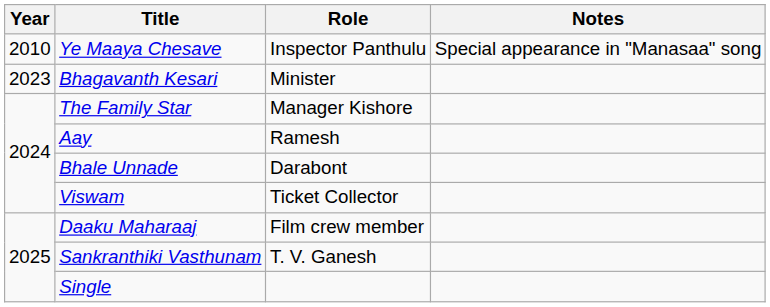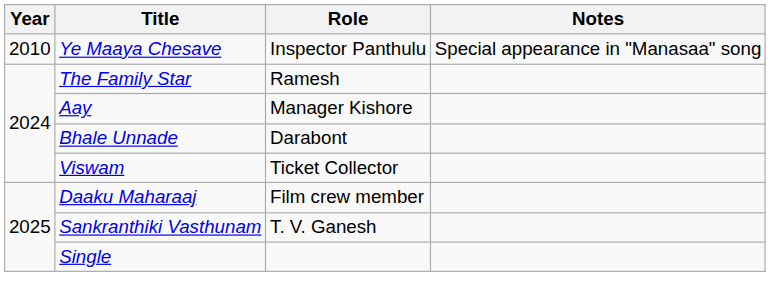- row: (138, 78)
(341, 108) Manager Kishore -> (305, 78) Ramesh
(305, 138) Ramesh -> (341, 108) Manager Kishore
